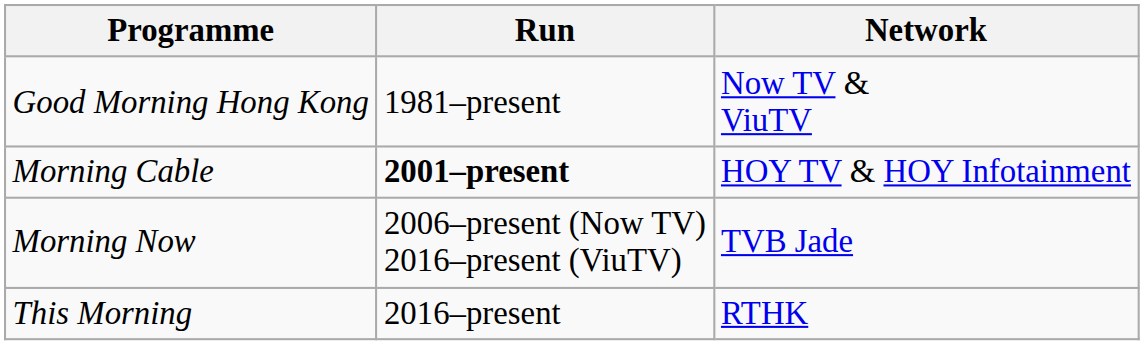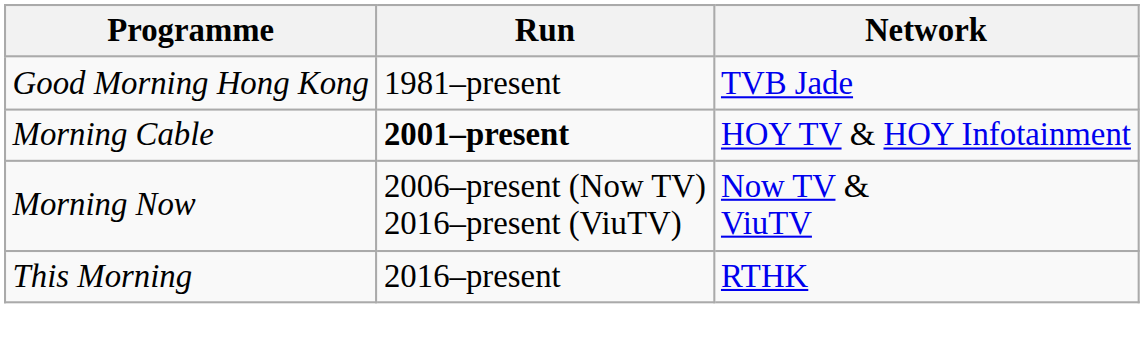(795, 100) Now TV & ViuTV -> (787, 82) TVB Jade
(787, 241) TVB Jade -> (795, 205) Now TV & ViuTV
